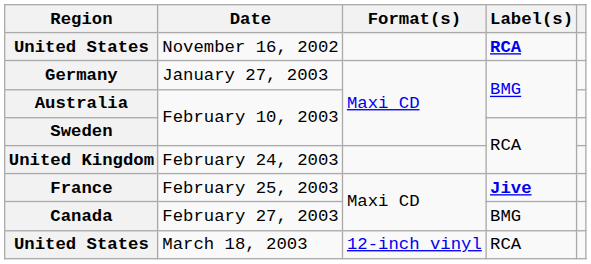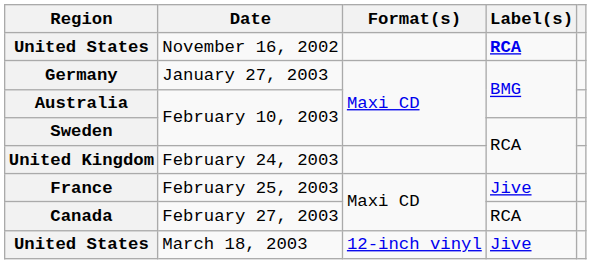(511, 188) bold -> (511, 188) normal
(506, 216) BMG -> (506, 216) RCA
(506, 244) RCA -> (511, 244) Jive
